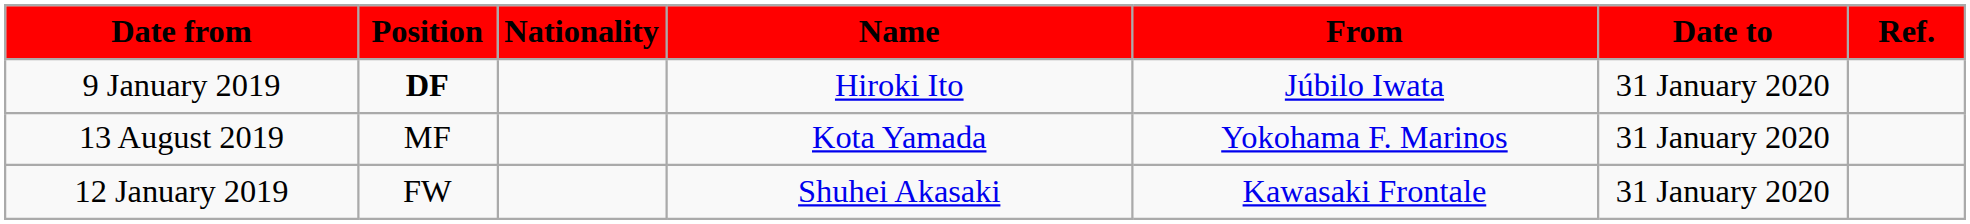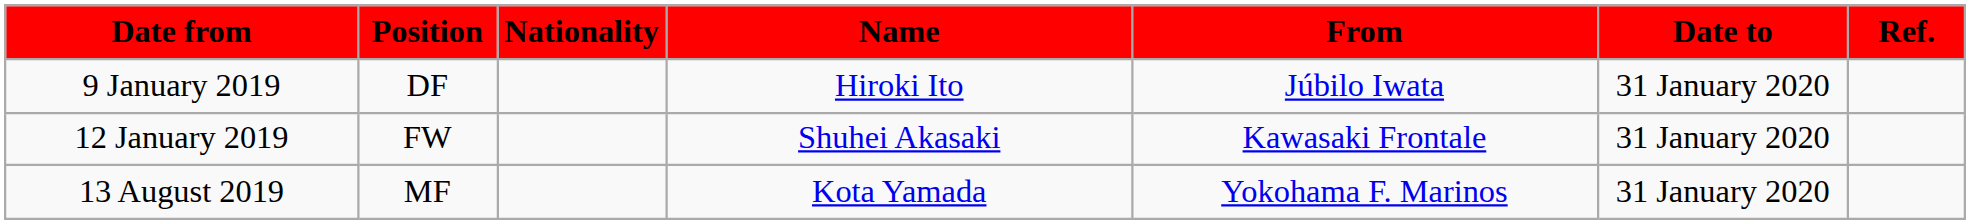(427, 85) bold -> (427, 85) normal
rows swapped: (181, 191) <-> (181, 138)
